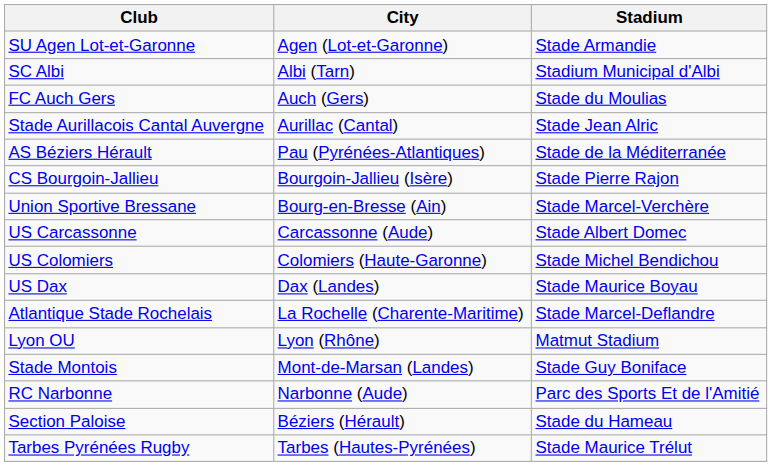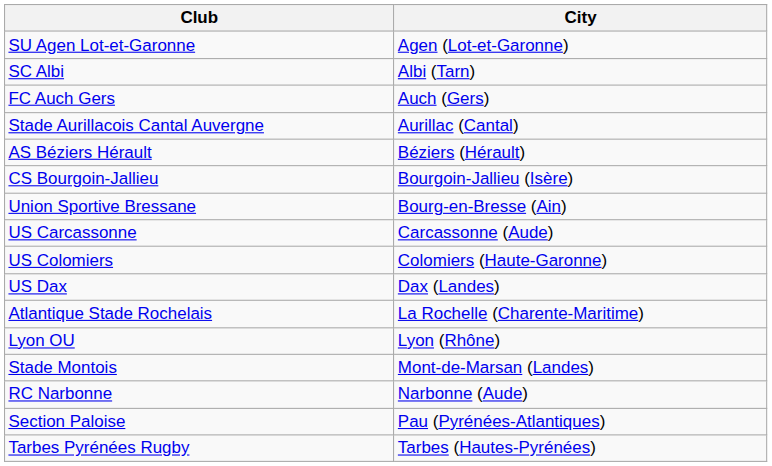- column: (649, 17)
(381, 152) Pau (Pyrénées-Atlantiques) -> (461, 152) Béziers (Hérault)
(341, 421) Béziers (Hérault) -> (502, 421) Pau (Pyrénées-Atlantiques)
